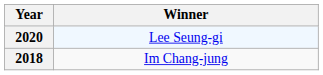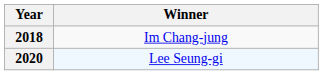rows swapped: (29, 37) <-> (29, 59)
